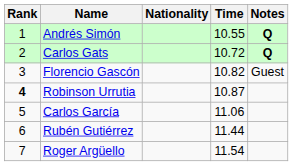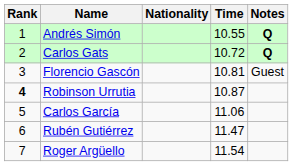(229, 72) 10.82 -> (229, 72) 10.81
(229, 131) 11.44 -> (229, 131) 11.47
